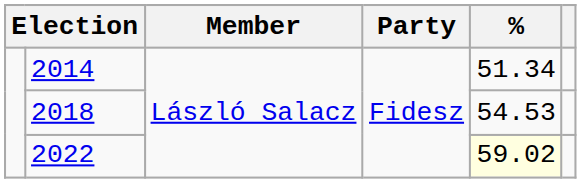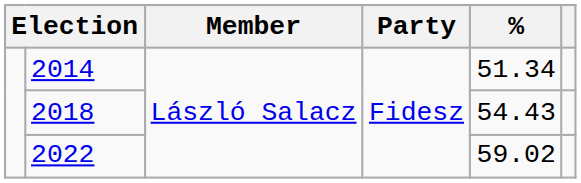(516, 113) 54.53 -> (516, 113) 54.43
(516, 156) lightyellow background -> (516, 156) no background
